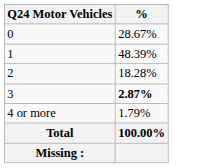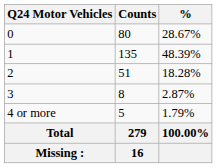+ column: (137, 14)
(135, 93) bold -> (178, 93) normal
